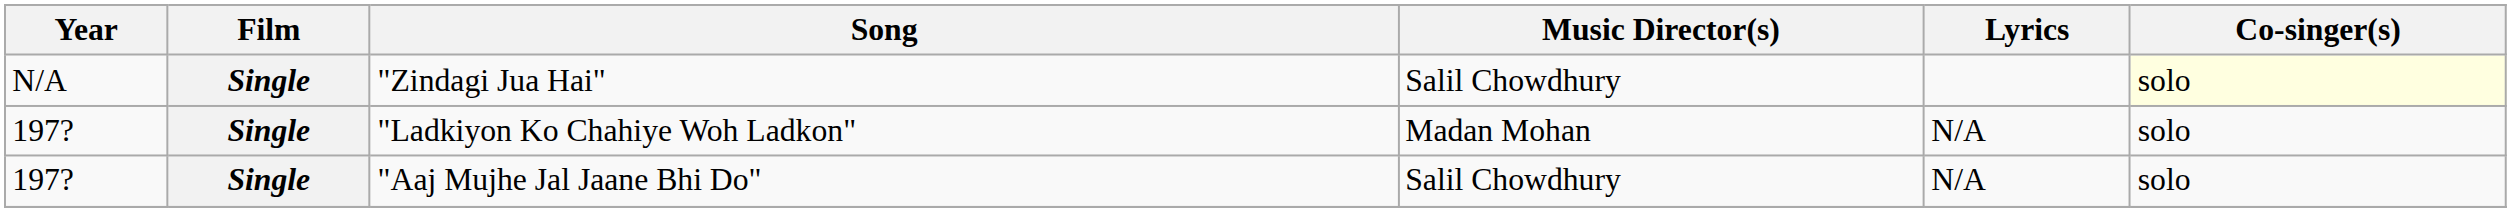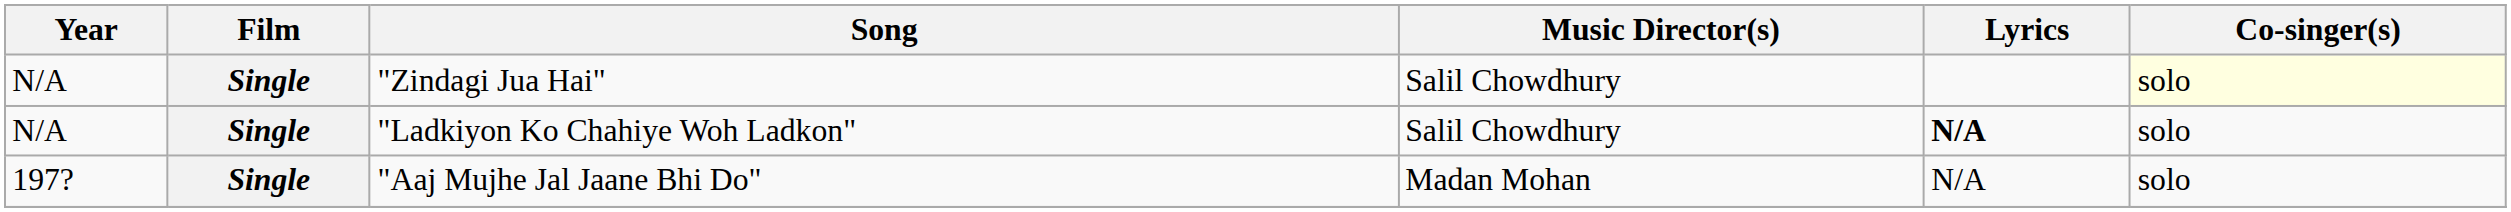(43, 130) 197? -> (40, 130) N/A
(1498, 130) Madan Mohan -> (1513, 130) Salil Chowdhury
(1959, 130) normal -> (1959, 130) bold
(1513, 180) Salil Chowdhury -> (1498, 180) Madan Mohan
